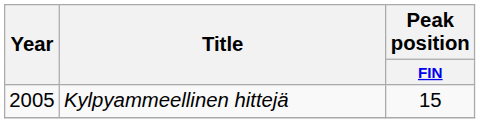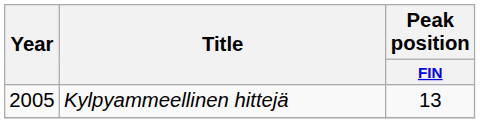(430, 100) 15 -> (430, 100) 13
